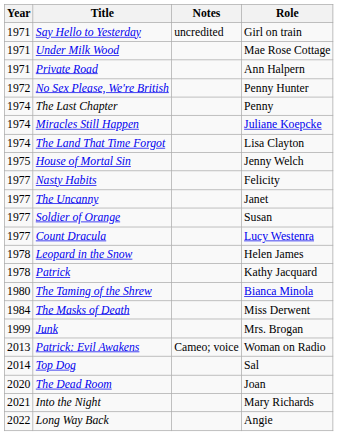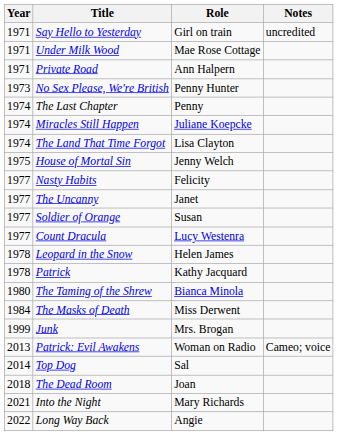columns swapped: (287, 13) <-> (206, 13)
(19, 87) 1972 -> (19, 87) 1973
(19, 384) 2020 -> (19, 384) 2018
